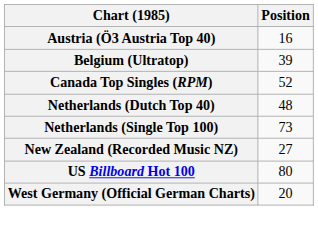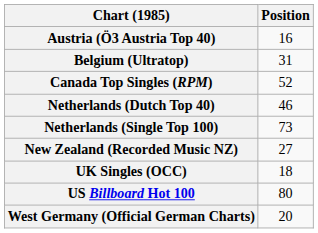(286, 60) 39 -> (286, 60) 31
(286, 104) 48 -> (286, 104) 46
+ row: (131, 171)
